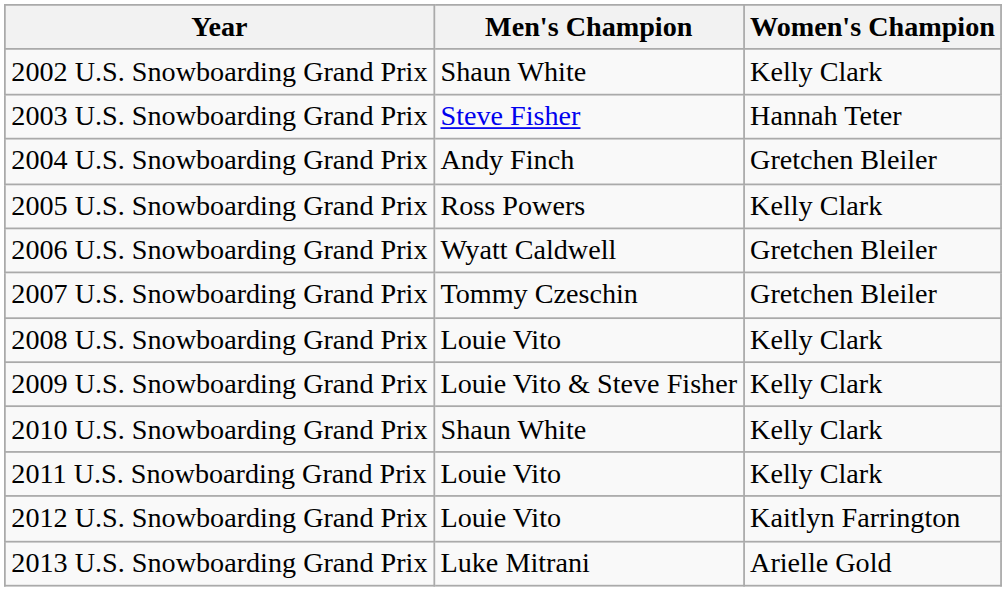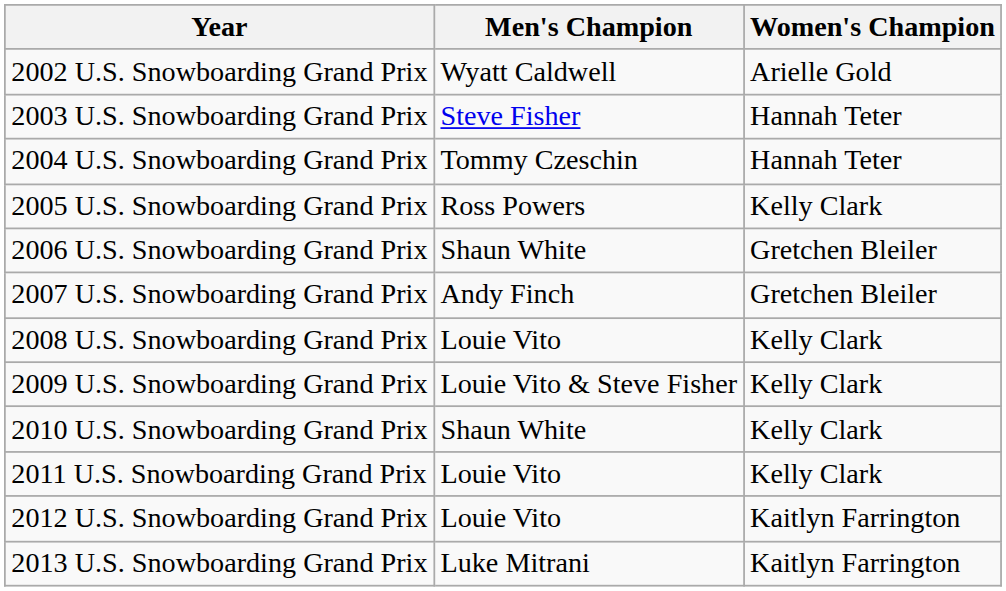(513, 71) Shaun White -> (528, 71) Wyatt Caldwell
(816, 71) Kelly Clark -> (821, 71) Arielle Gold
(507, 160) Andy Finch -> (539, 160) Tommy Czeschin
(843, 160) Gretchen Bleiler -> (826, 160) Hannah Teter
(528, 250) Wyatt Caldwell -> (513, 250) Shaun White
(539, 294) Tommy Czeschin -> (507, 294) Andy Finch
(821, 562) Arielle Gold -> (855, 562) Kaitlyn Farrington
